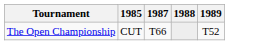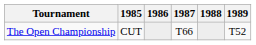+ column: (158, 13)
